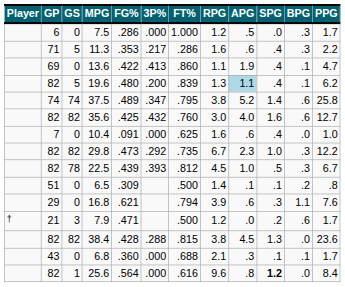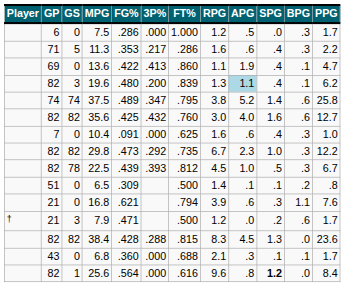(77, 83) 5 -> (77, 83) 3
(306, 134) .0 -> (306, 134) .3
(53, 202) 29 -> (53, 202) 21
(219, 239) 3.8 -> (219, 239) 8.3
